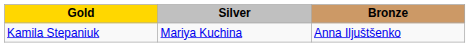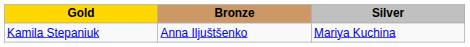columns swapped: (235, 13) <-> (388, 13)
